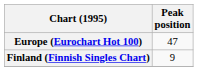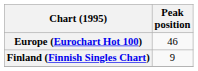(172, 41) 47 -> (172, 41) 46
